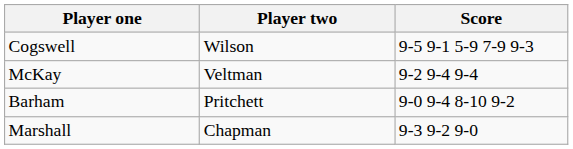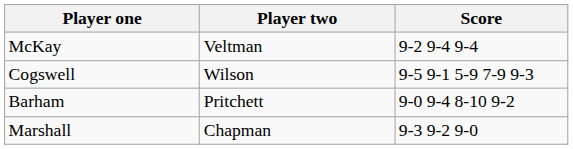rows swapped: (35, 74) <-> (42, 46)
